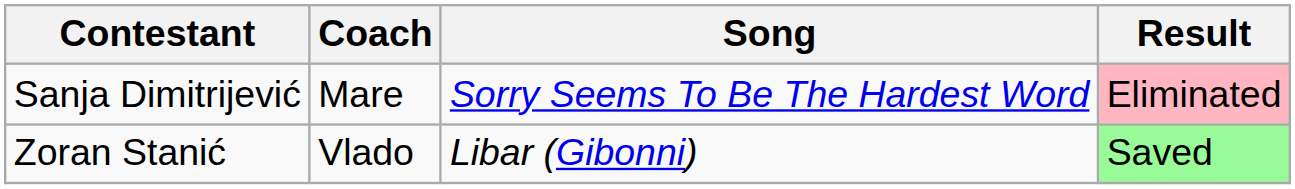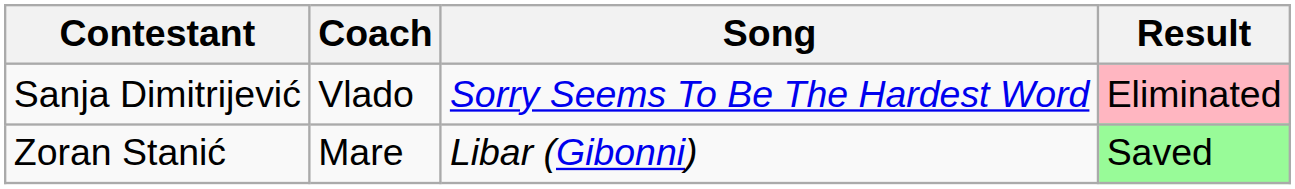(361, 93) Mare -> (366, 93) Vlado
(366, 152) Vlado -> (361, 152) Mare
